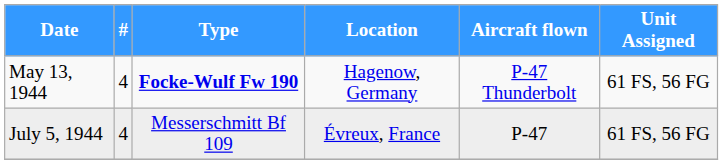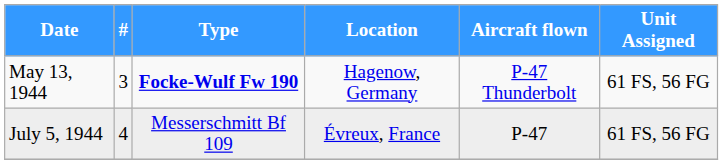(123, 81) 4 -> (123, 81) 3
